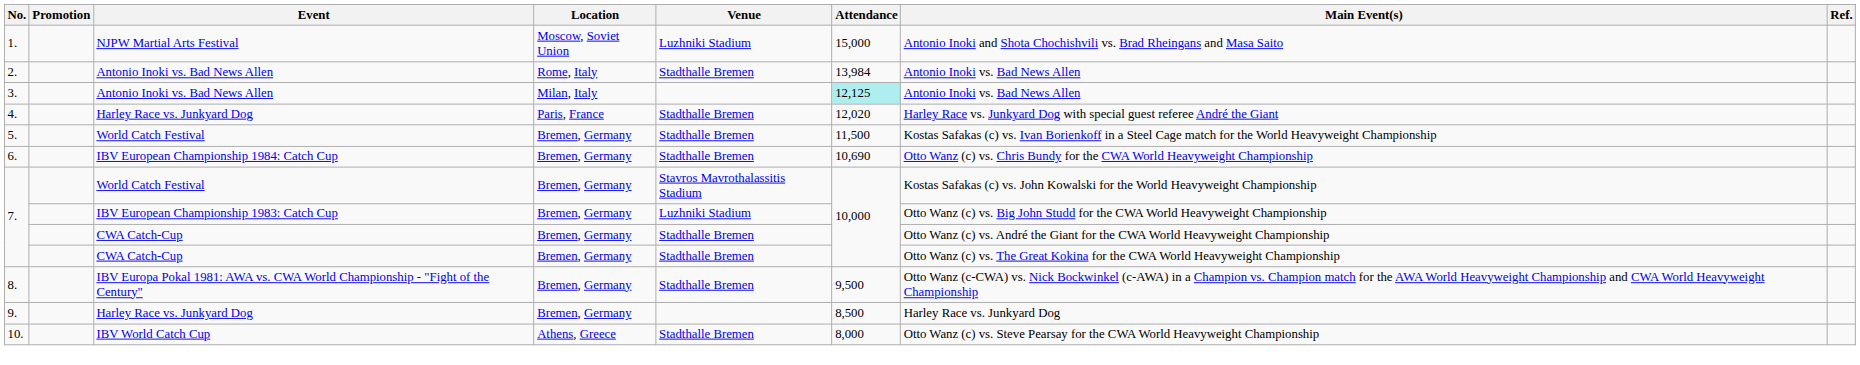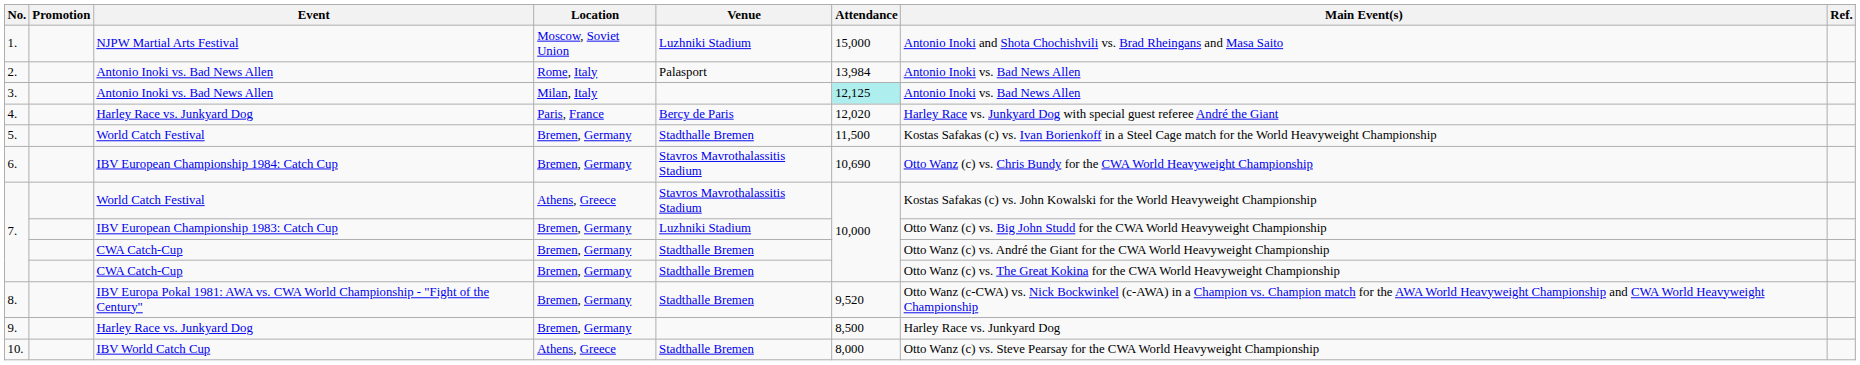(706, 71) Stadthalle Bremen -> (683, 71) Palasport
(706, 114) Stadthalle Bremen -> (696, 114) Bercy de Paris
(706, 156) Stadthalle Bremen -> (722, 163) Stavros Mavrothalassitis Stadium
(584, 184) Bremen, Germany -> (577, 199) Athens, Greece
(850, 284) 9,500 -> (850, 299) 9,520
